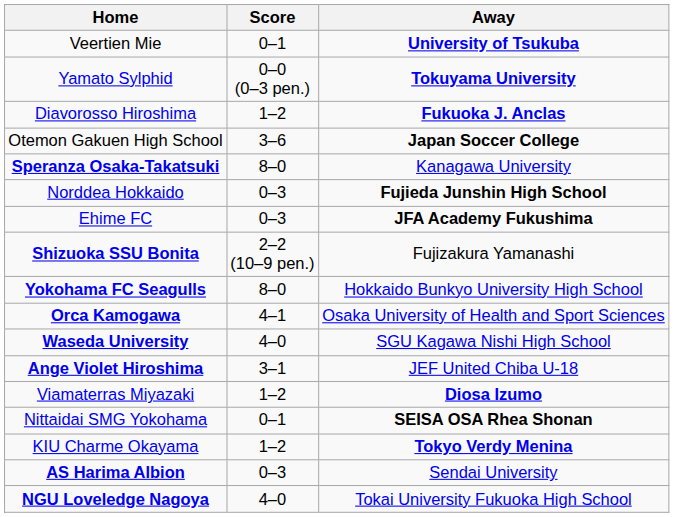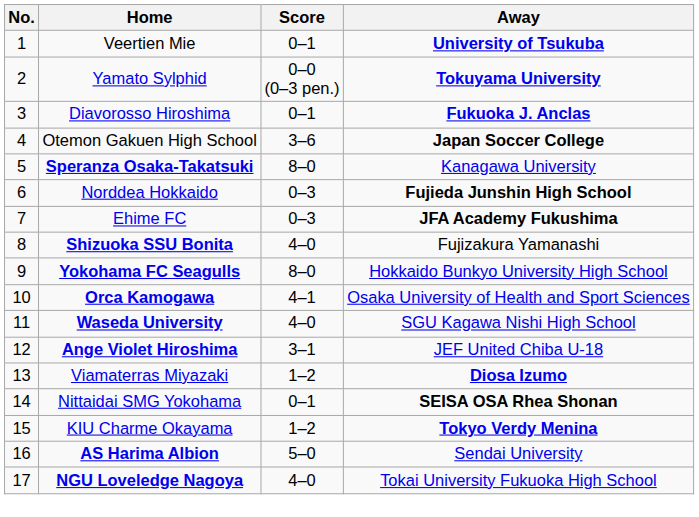+ column: (22, 17)
(272, 114) 1–2 -> (302, 114) 0–1
(272, 254) 2–2 (10–9 pen.) -> (302, 245) 4–0
(272, 472) 0–3 -> (302, 454) 5–0
